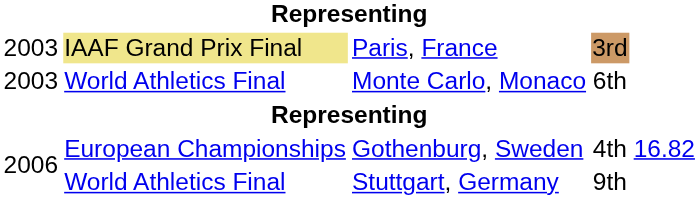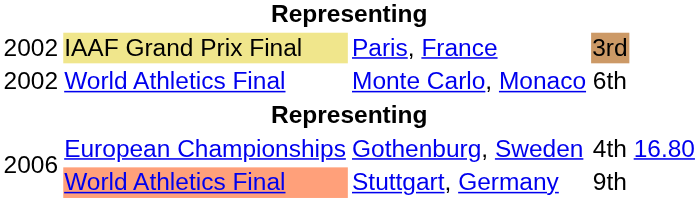(31, 47) 2003 -> (31, 47) 2002
(31, 81) 2003 -> (31, 81) 2002
(664, 148) 16.82 -> (664, 148) 16.80
(175, 182) no background -> (175, 182) lightsalmon background
